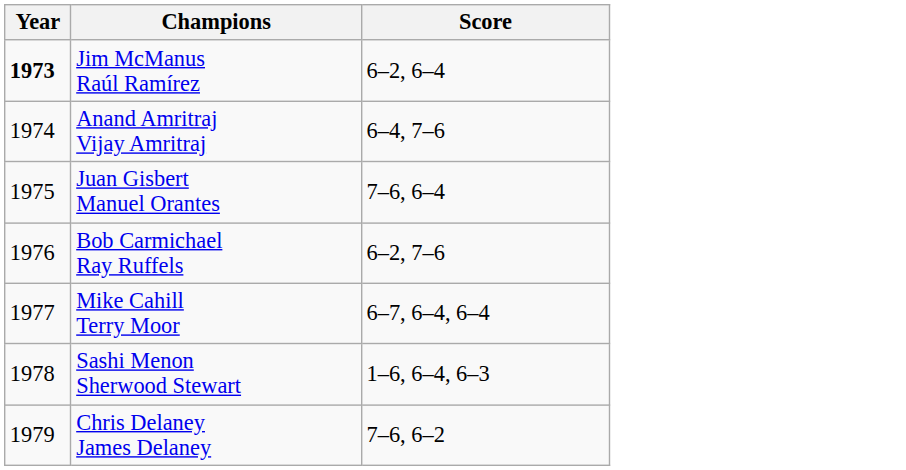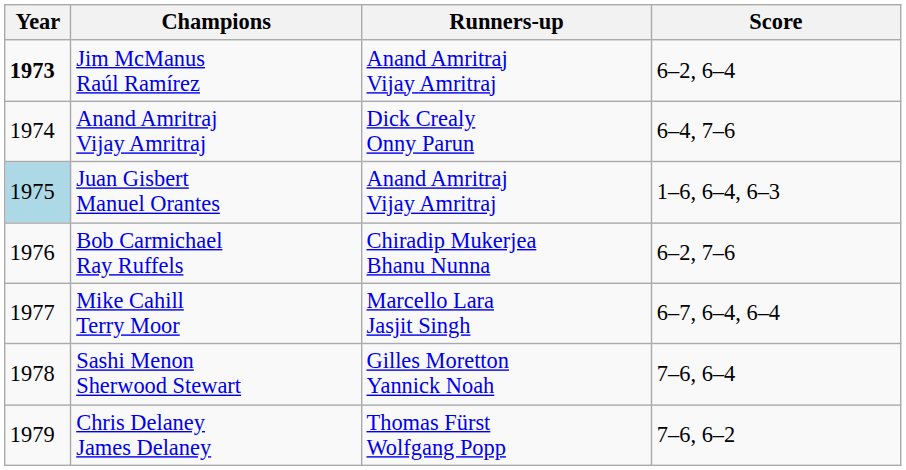+ column: (507, 22)
(32, 191) no background -> (32, 191) lightblue background
(406, 191) 7–6, 6–4 -> (718, 191) 1–6, 6–4, 6–3
(428, 374) 1–6, 6–4, 6–3 -> (696, 374) 7–6, 6–4
